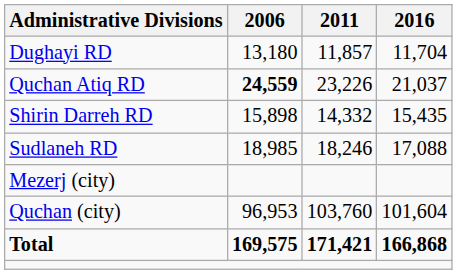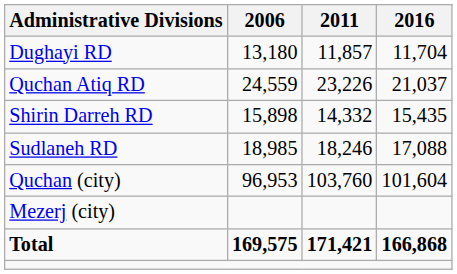(270, 84) bold -> (270, 84) normal
rows swapped: (62, 180) <-> (65, 212)
